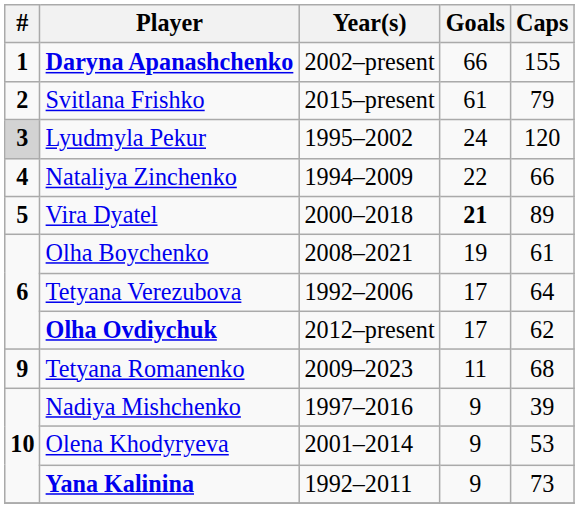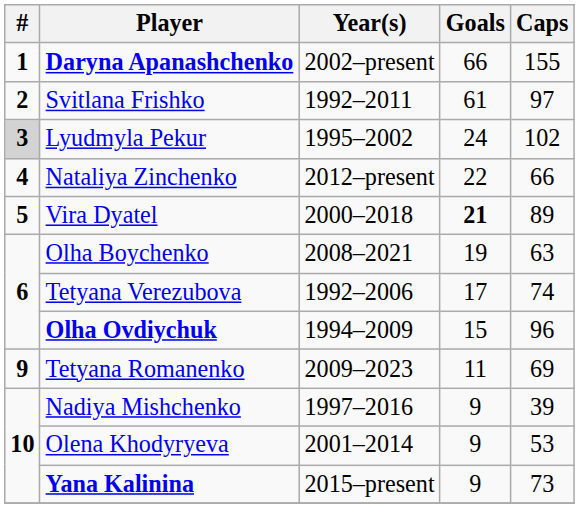(370, 100) 2015–present -> (358, 100) 1992–2011
(542, 100) 79 -> (542, 100) 97
(542, 138) 120 -> (542, 138) 102
(359, 176) 1994–2009 -> (370, 176) 2012–present
(542, 253) 61 -> (542, 253) 63
(542, 291) 64 -> (542, 291) 74
(370, 330) 2012–present -> (359, 330) 1994–2009
(475, 330) 17 -> (475, 330) 15
(542, 330) 62 -> (542, 330) 96
(542, 368) 68 -> (542, 368) 69
(358, 483) 1992–2011 -> (370, 483) 2015–present
